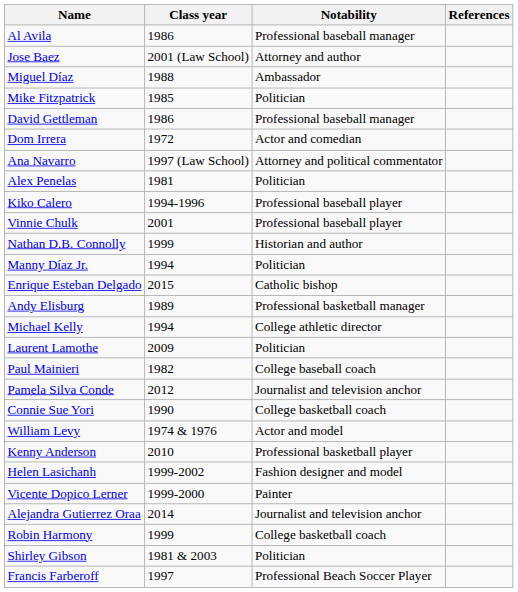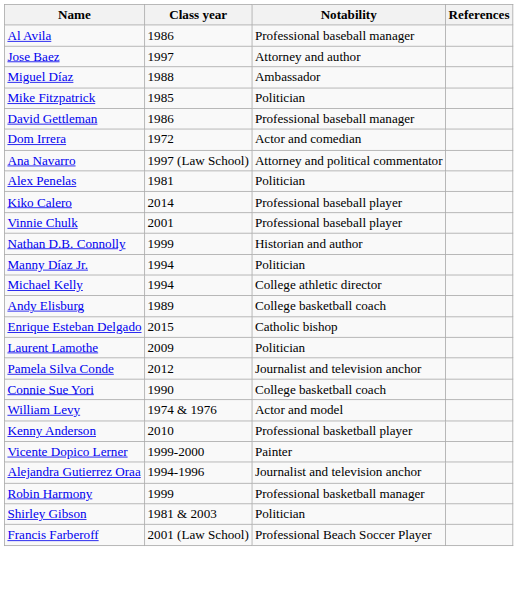(198, 56) 2001 (Law School) -> (161, 56) 1997
(176, 202) 1994-1996 -> (161, 202) 2014
rows swapped: (74, 285) <-> (45, 327)
(340, 306) Professional basketball manager -> (320, 306) College basketball coach
- row: (43, 368)
- row: (52, 472)
(161, 514) 2014 -> (176, 472) 1994-1996
(320, 535) College basketball coach -> (340, 493) Professional basketball manager
(161, 576) 1997 -> (198, 535) 2001 (Law School)
